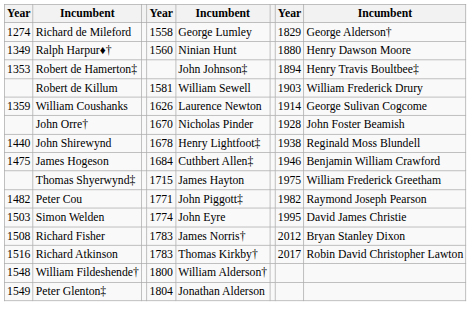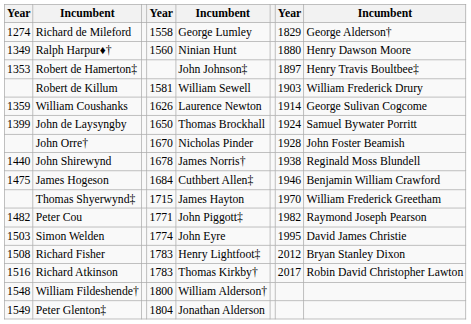(290, 69) 1894 -> (290, 69) 1897
+ row: (81, 124)
(219, 143) Henry Lightfoot‡ -> (212, 161) James Norris†
(290, 180) 1975 -> (290, 198) 1970
(212, 236) James Norris† -> (219, 254) Henry Lightfoot‡
